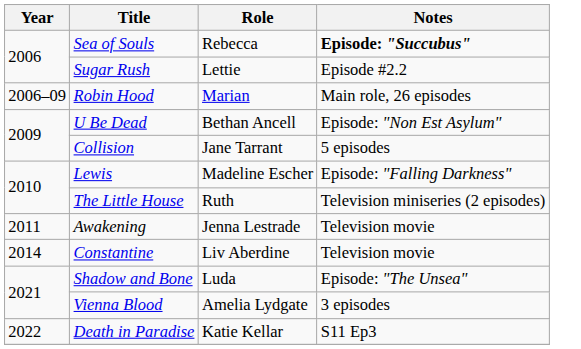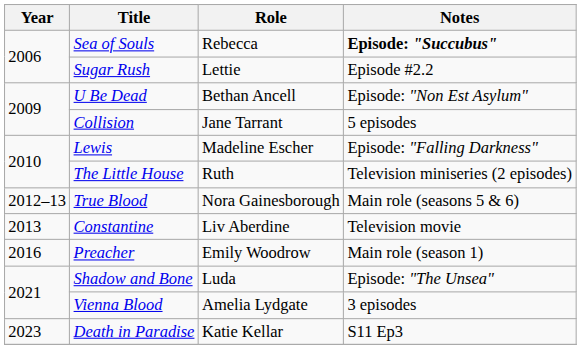- row: (114, 95)
- row: (110, 226)
+ row: (110, 200)
(25, 252) 2014 -> (25, 226) 2013
+ row: (104, 252)
(25, 331) 2022 -> (25, 331) 2023
